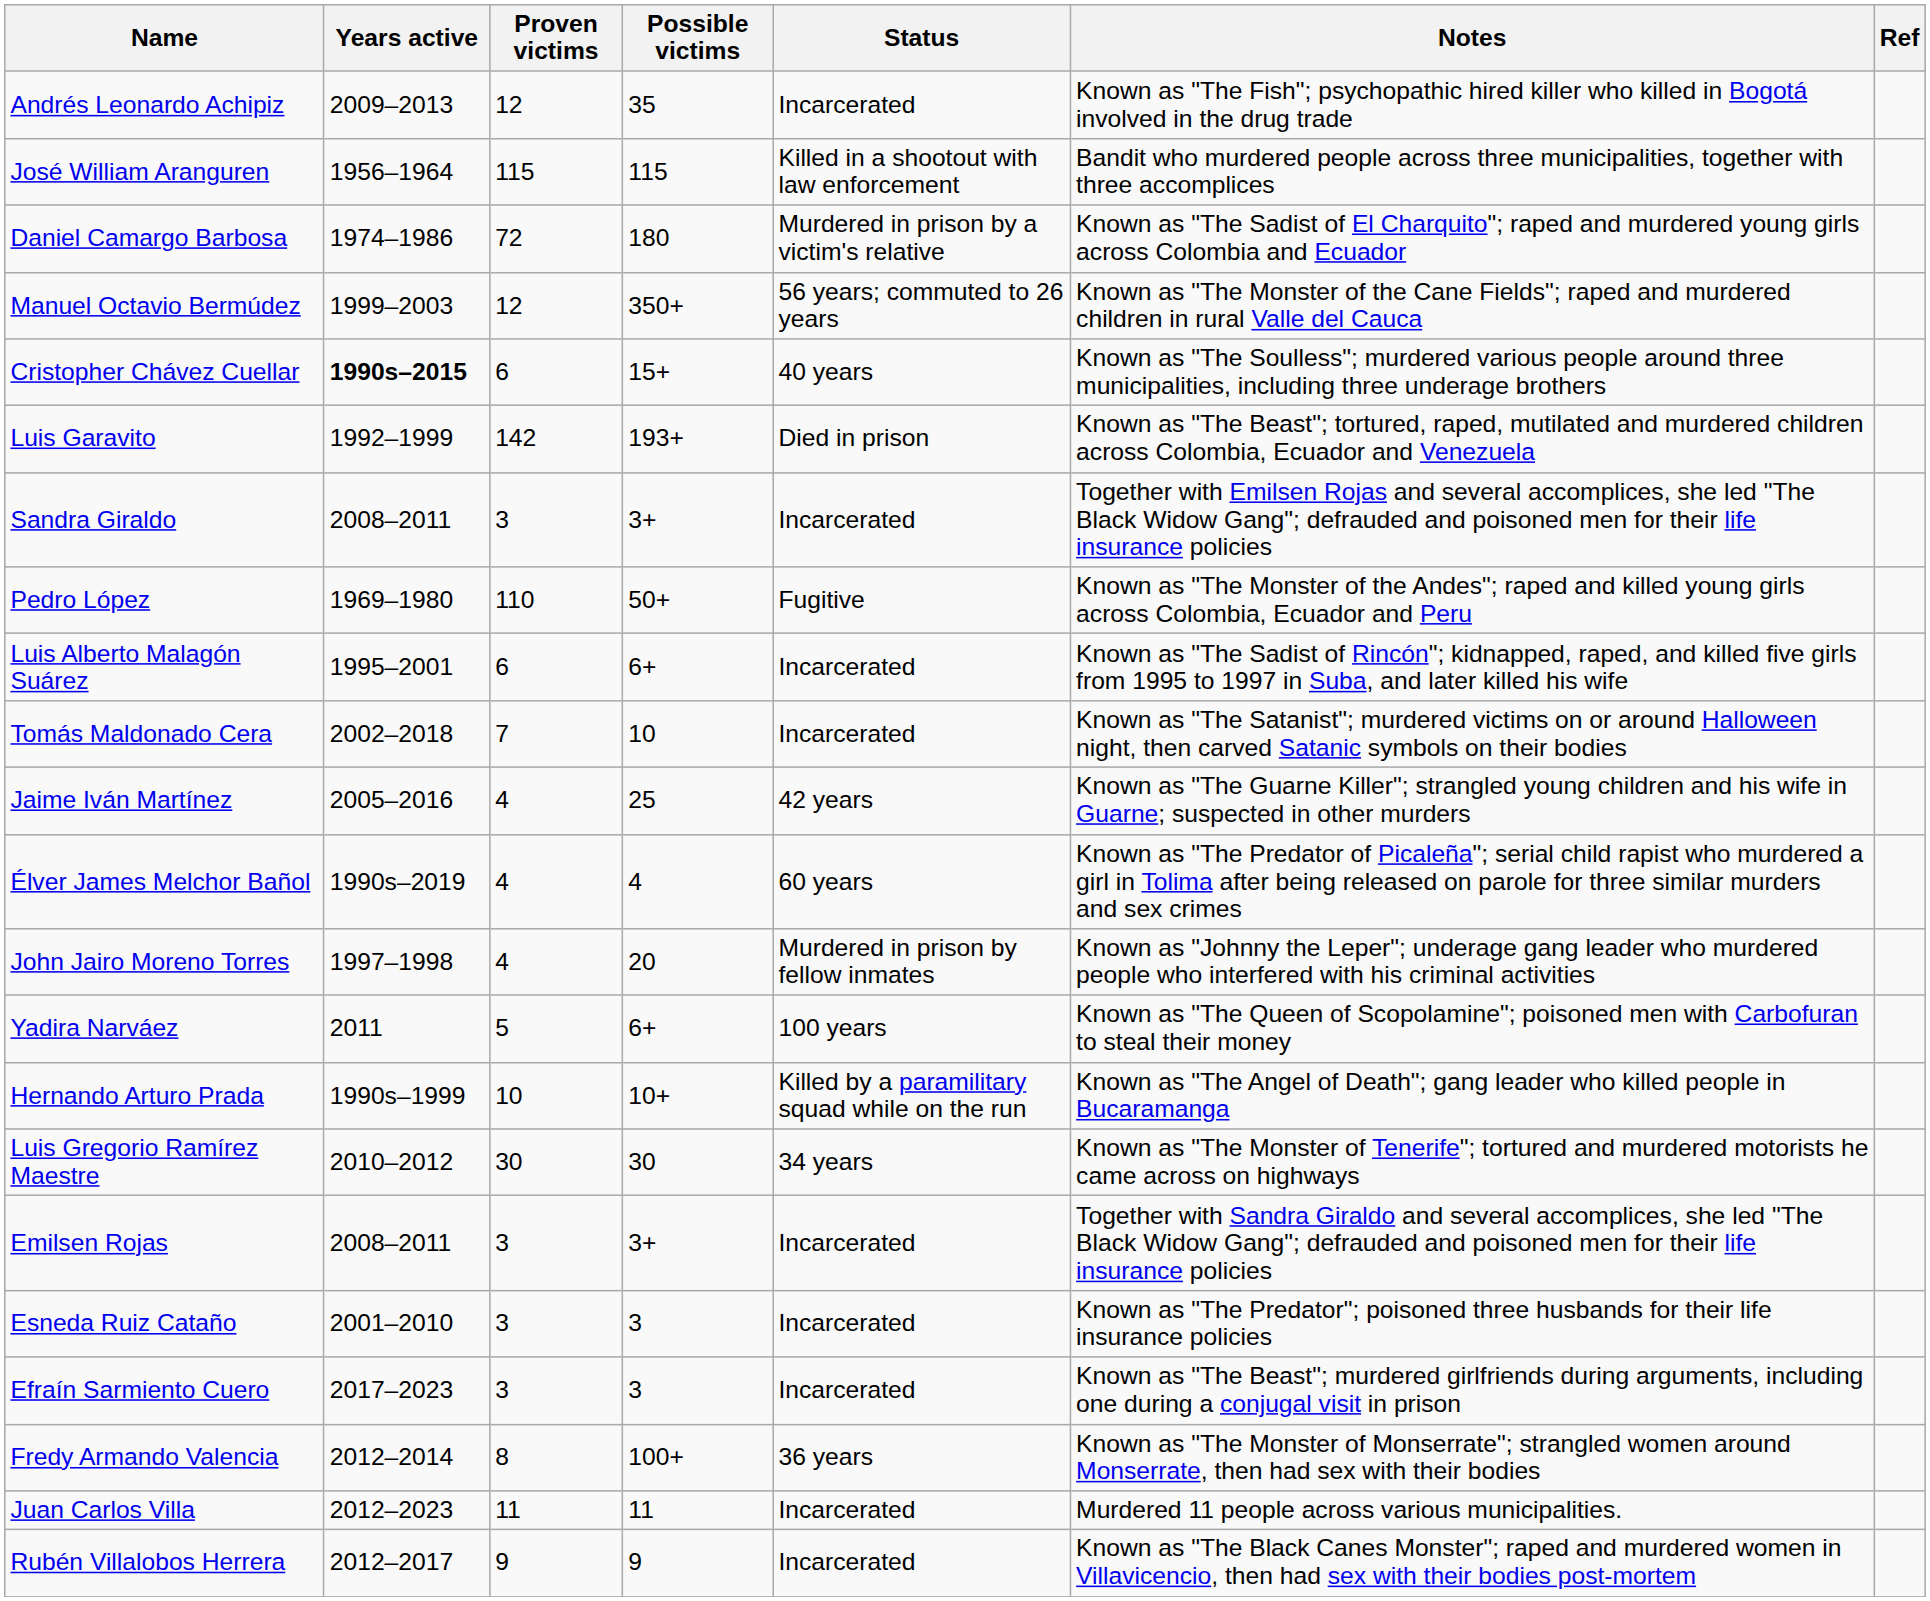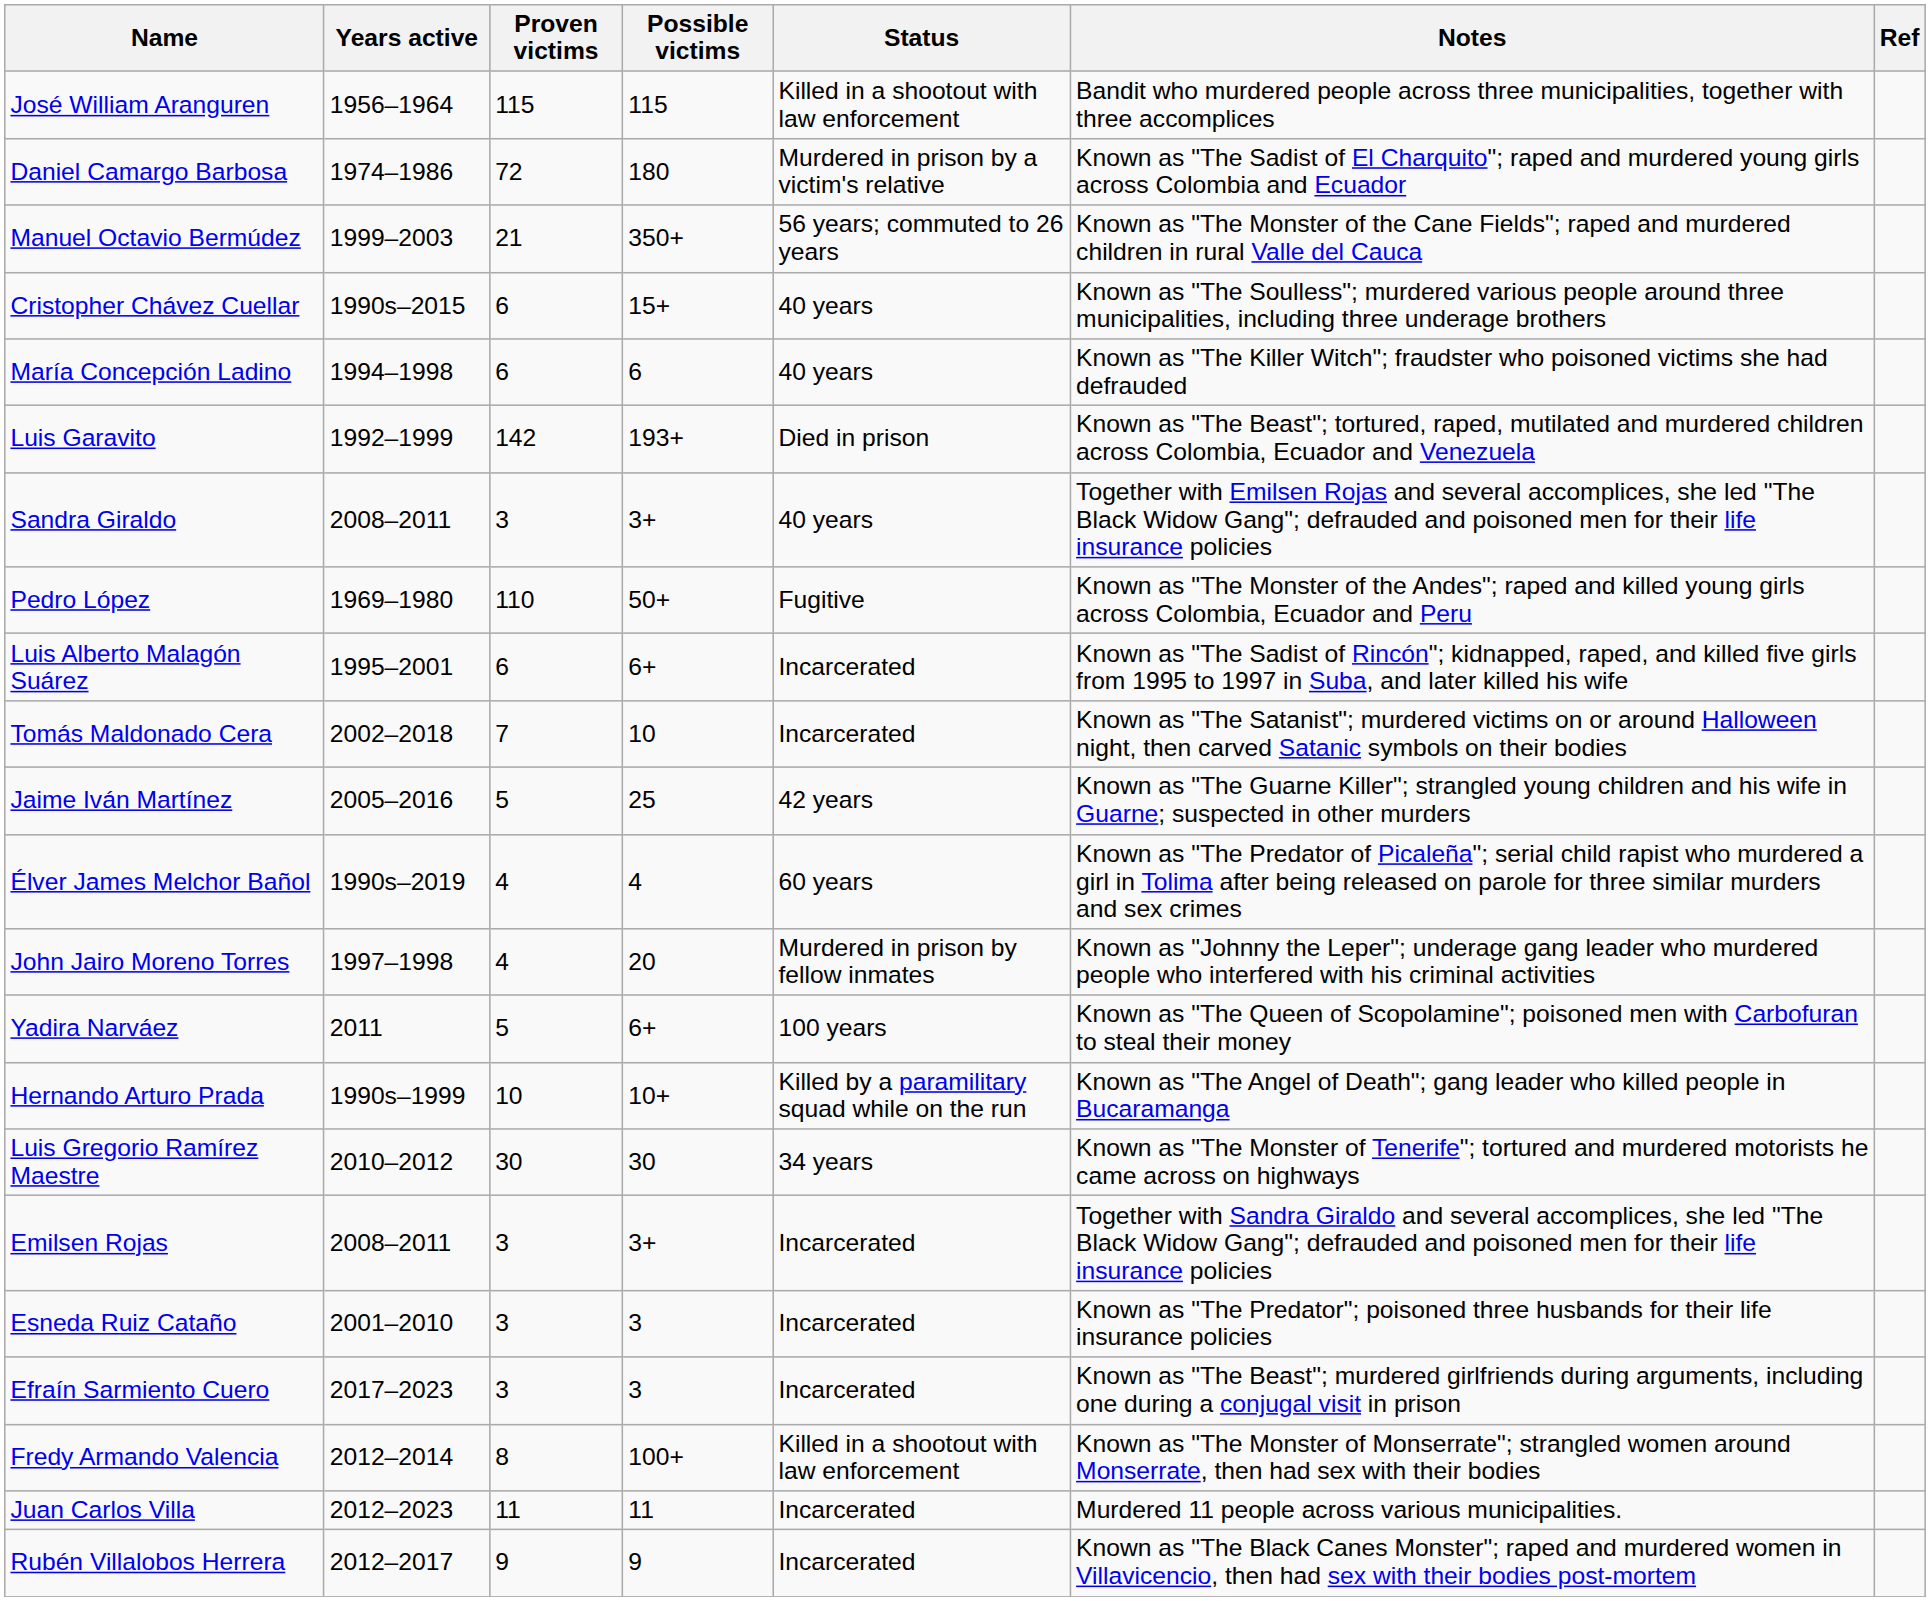- row: (147, 104)
(509, 305) 12 -> (509, 238) 21
(398, 371) bold -> (398, 305) normal
+ row: (151, 371)
(847, 519) Incarcerated -> (826, 519) 40 years
(502, 800) 4 -> (502, 800) 5
(826, 1457) 36 years -> (908, 1457) Killed in a shootout with law enforcement
